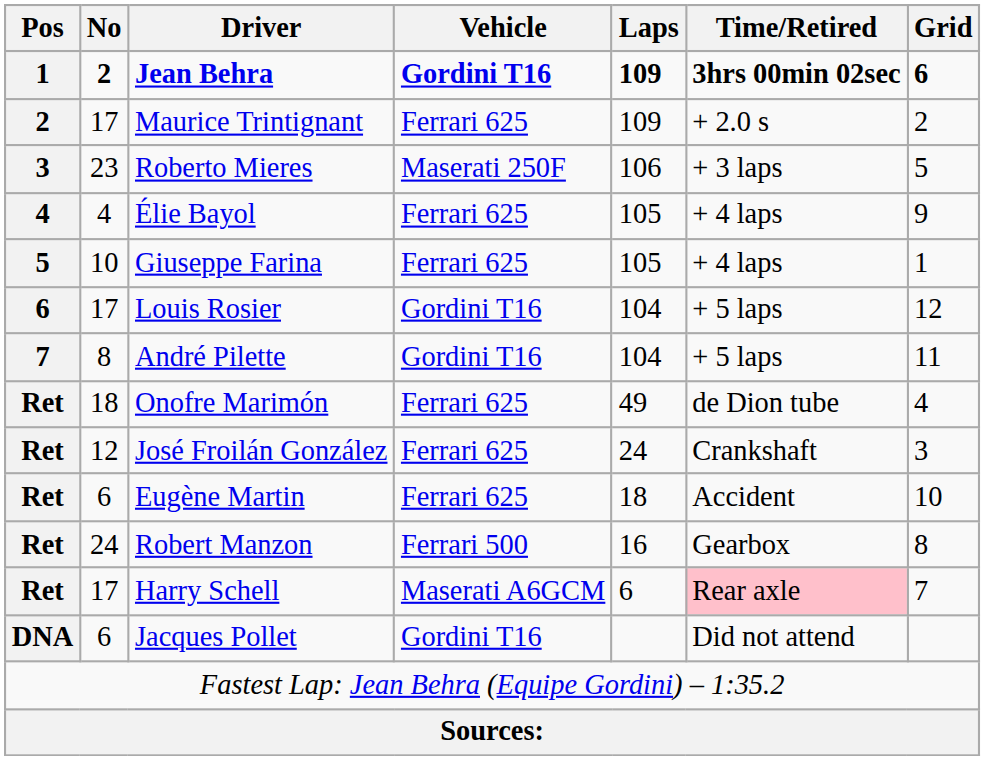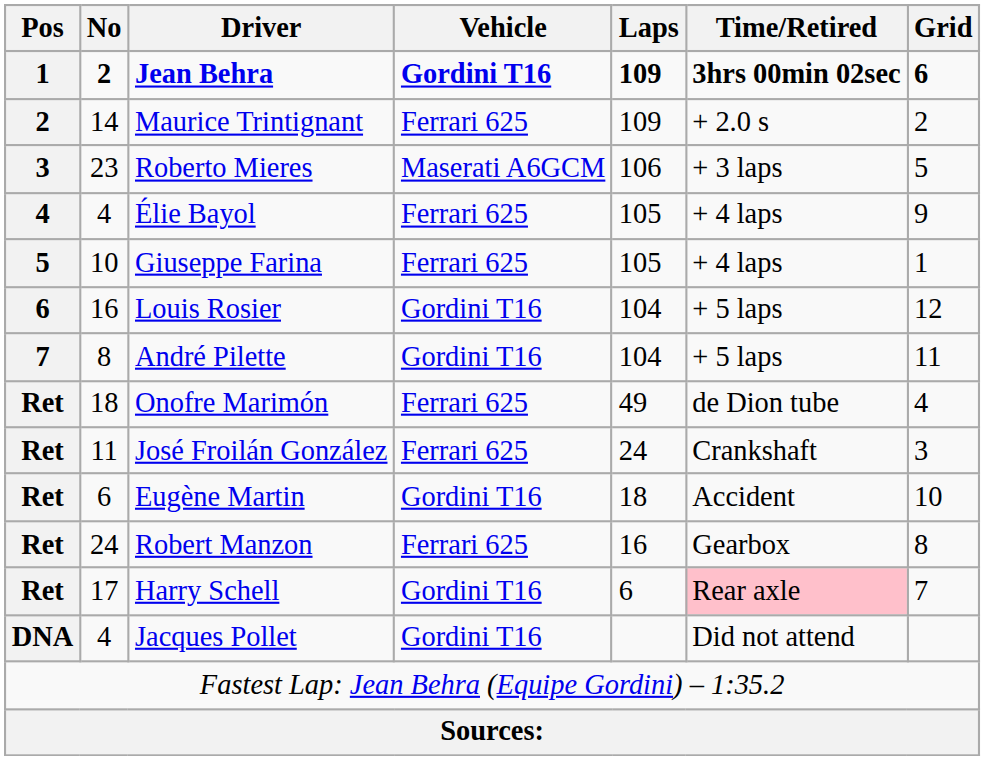(104, 121) 17 -> (104, 121) 14
(483, 168) Maserati 250F -> (503, 168) Maserati A6GCM
(104, 308) 17 -> (104, 308) 16
(104, 449) 12 -> (104, 449) 11
(464, 496) Ferrari 625 -> (471, 496) Gordini T16
(464, 543) Ferrari 500 -> (464, 543) Ferrari 625
(503, 590) Maserati A6GCM -> (471, 590) Gordini T16
(104, 637) 6 -> (104, 637) 4
